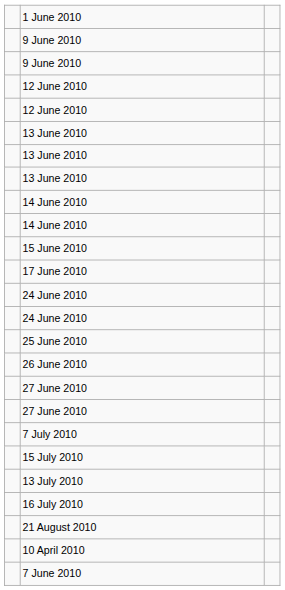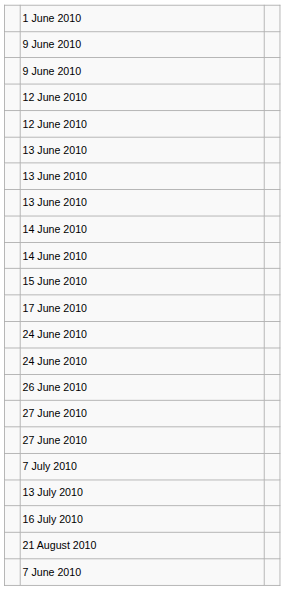- row: (12, 341)
- row: (12, 457)
- row: (12, 550)
